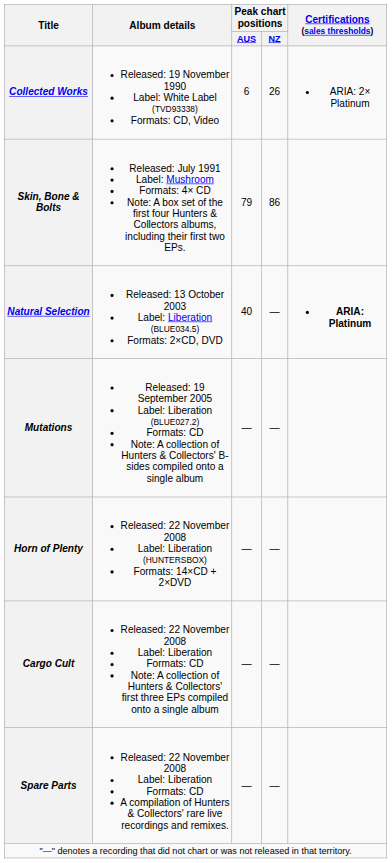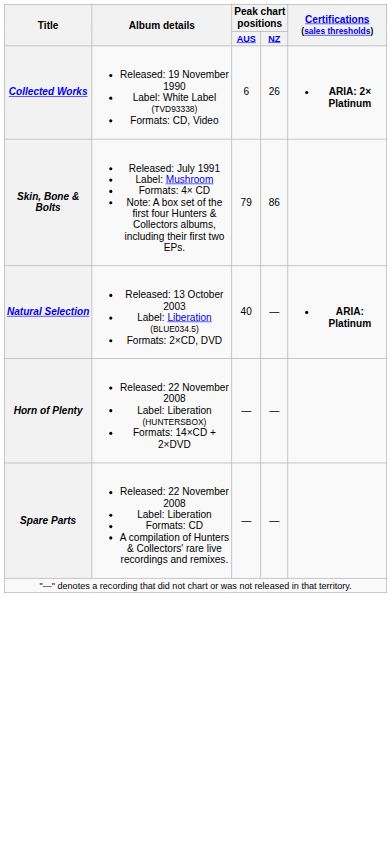(337, 98) normal -> (337, 98) bold
- row: (49, 427)
- row: (49, 664)
